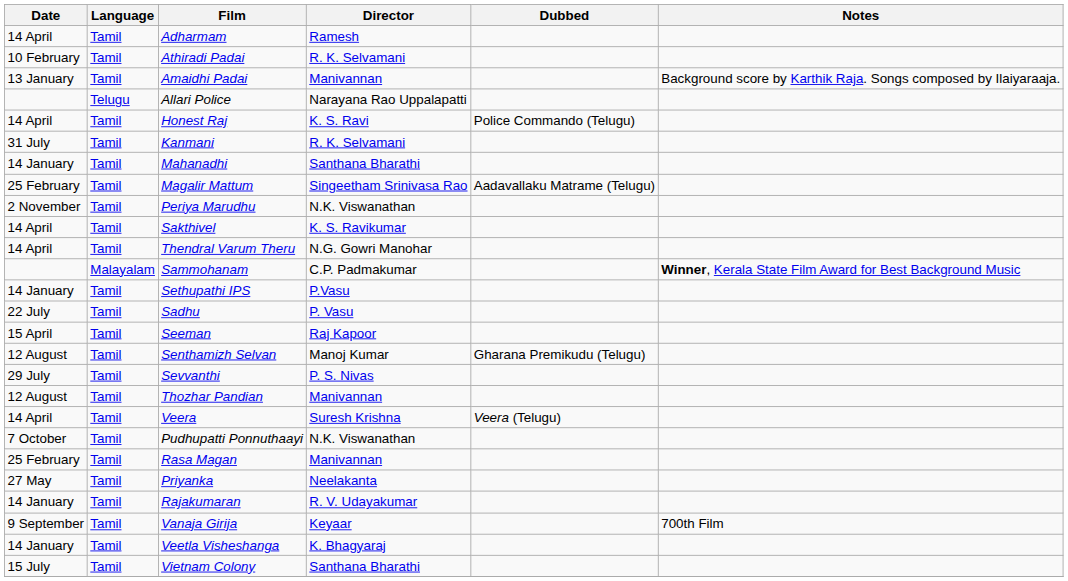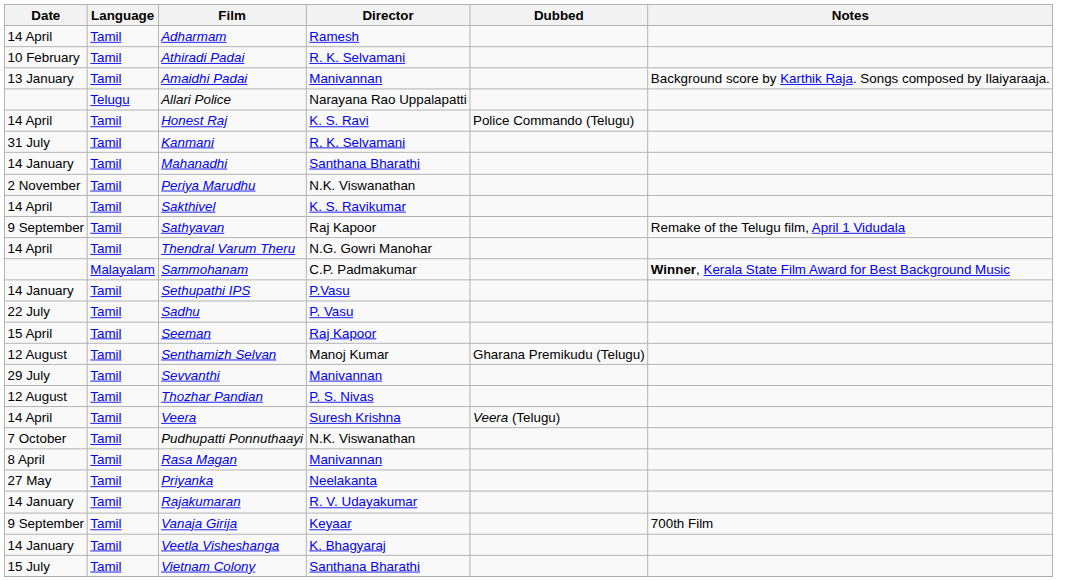- row: (207, 185)
+ row: (193, 227)
(341, 375) P. S. Nivas -> (346, 375) Manivannan
(346, 396) Manivannan -> (341, 396) P. S. Nivas
(44, 460) 25 February -> (26, 460) 8 April
